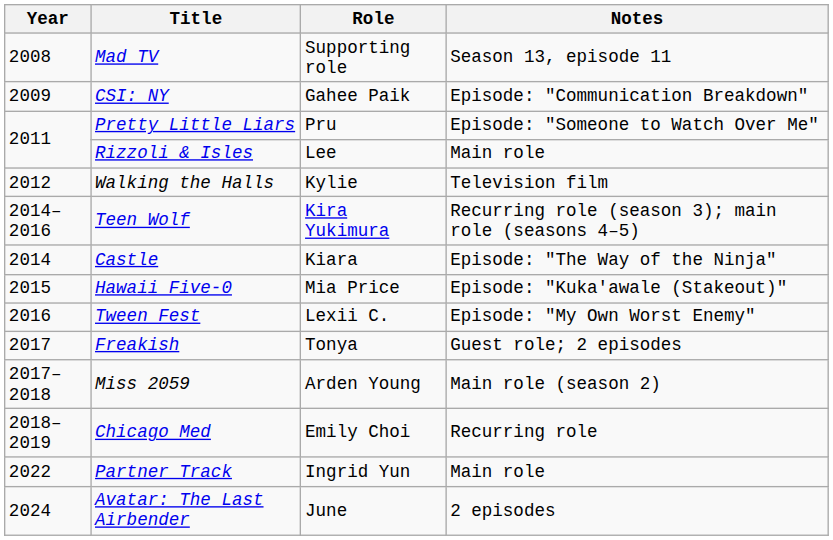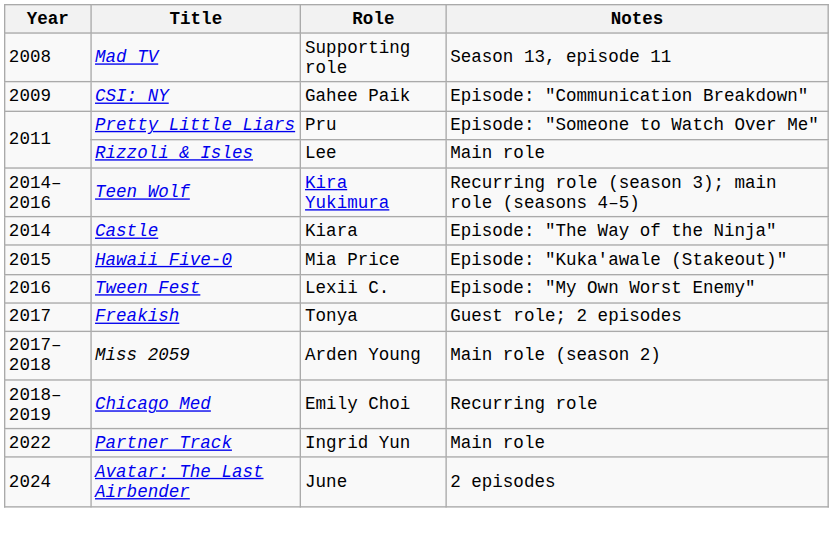- row: (185, 182)
